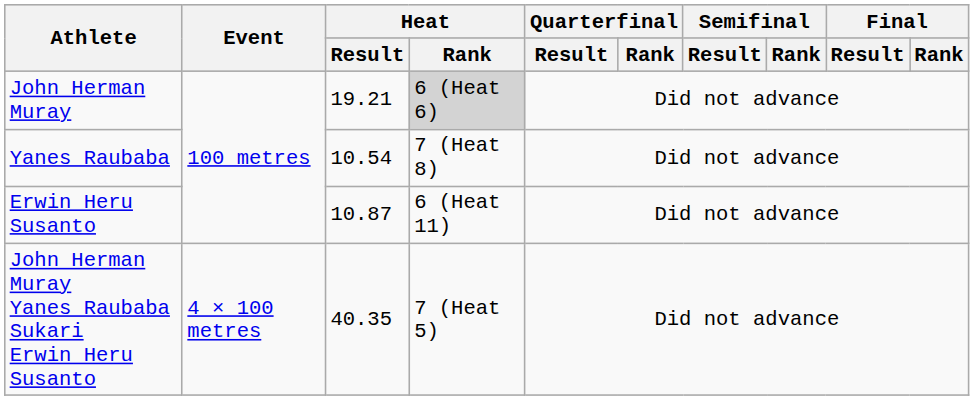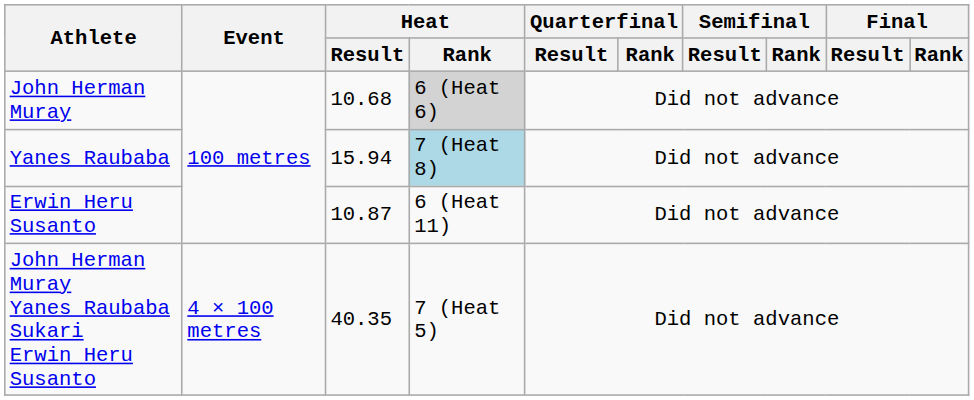(361, 100) 19.21 -> (361, 100) 10.68
(361, 158) 10.54 -> (361, 158) 15.94
(457, 158) no background -> (457, 158) lightblue background
